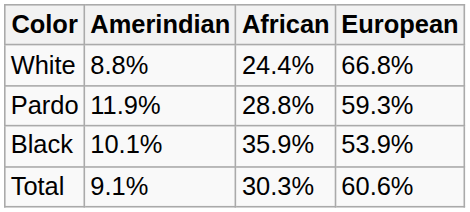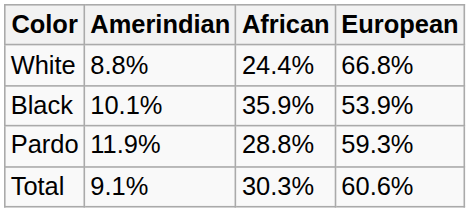rows swapped: (45, 105) <-> (42, 145)
